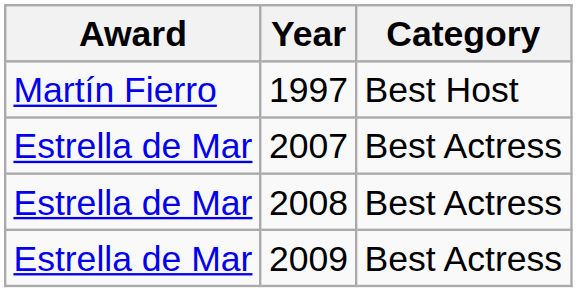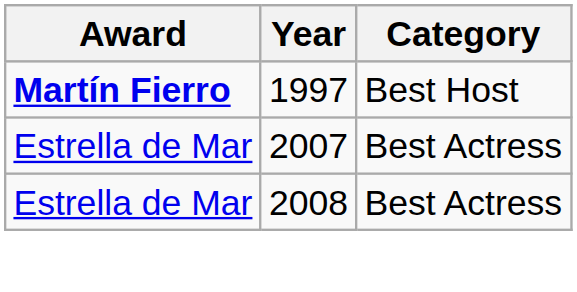(115, 90) normal -> (122, 90) bold
- row: (309, 259)
